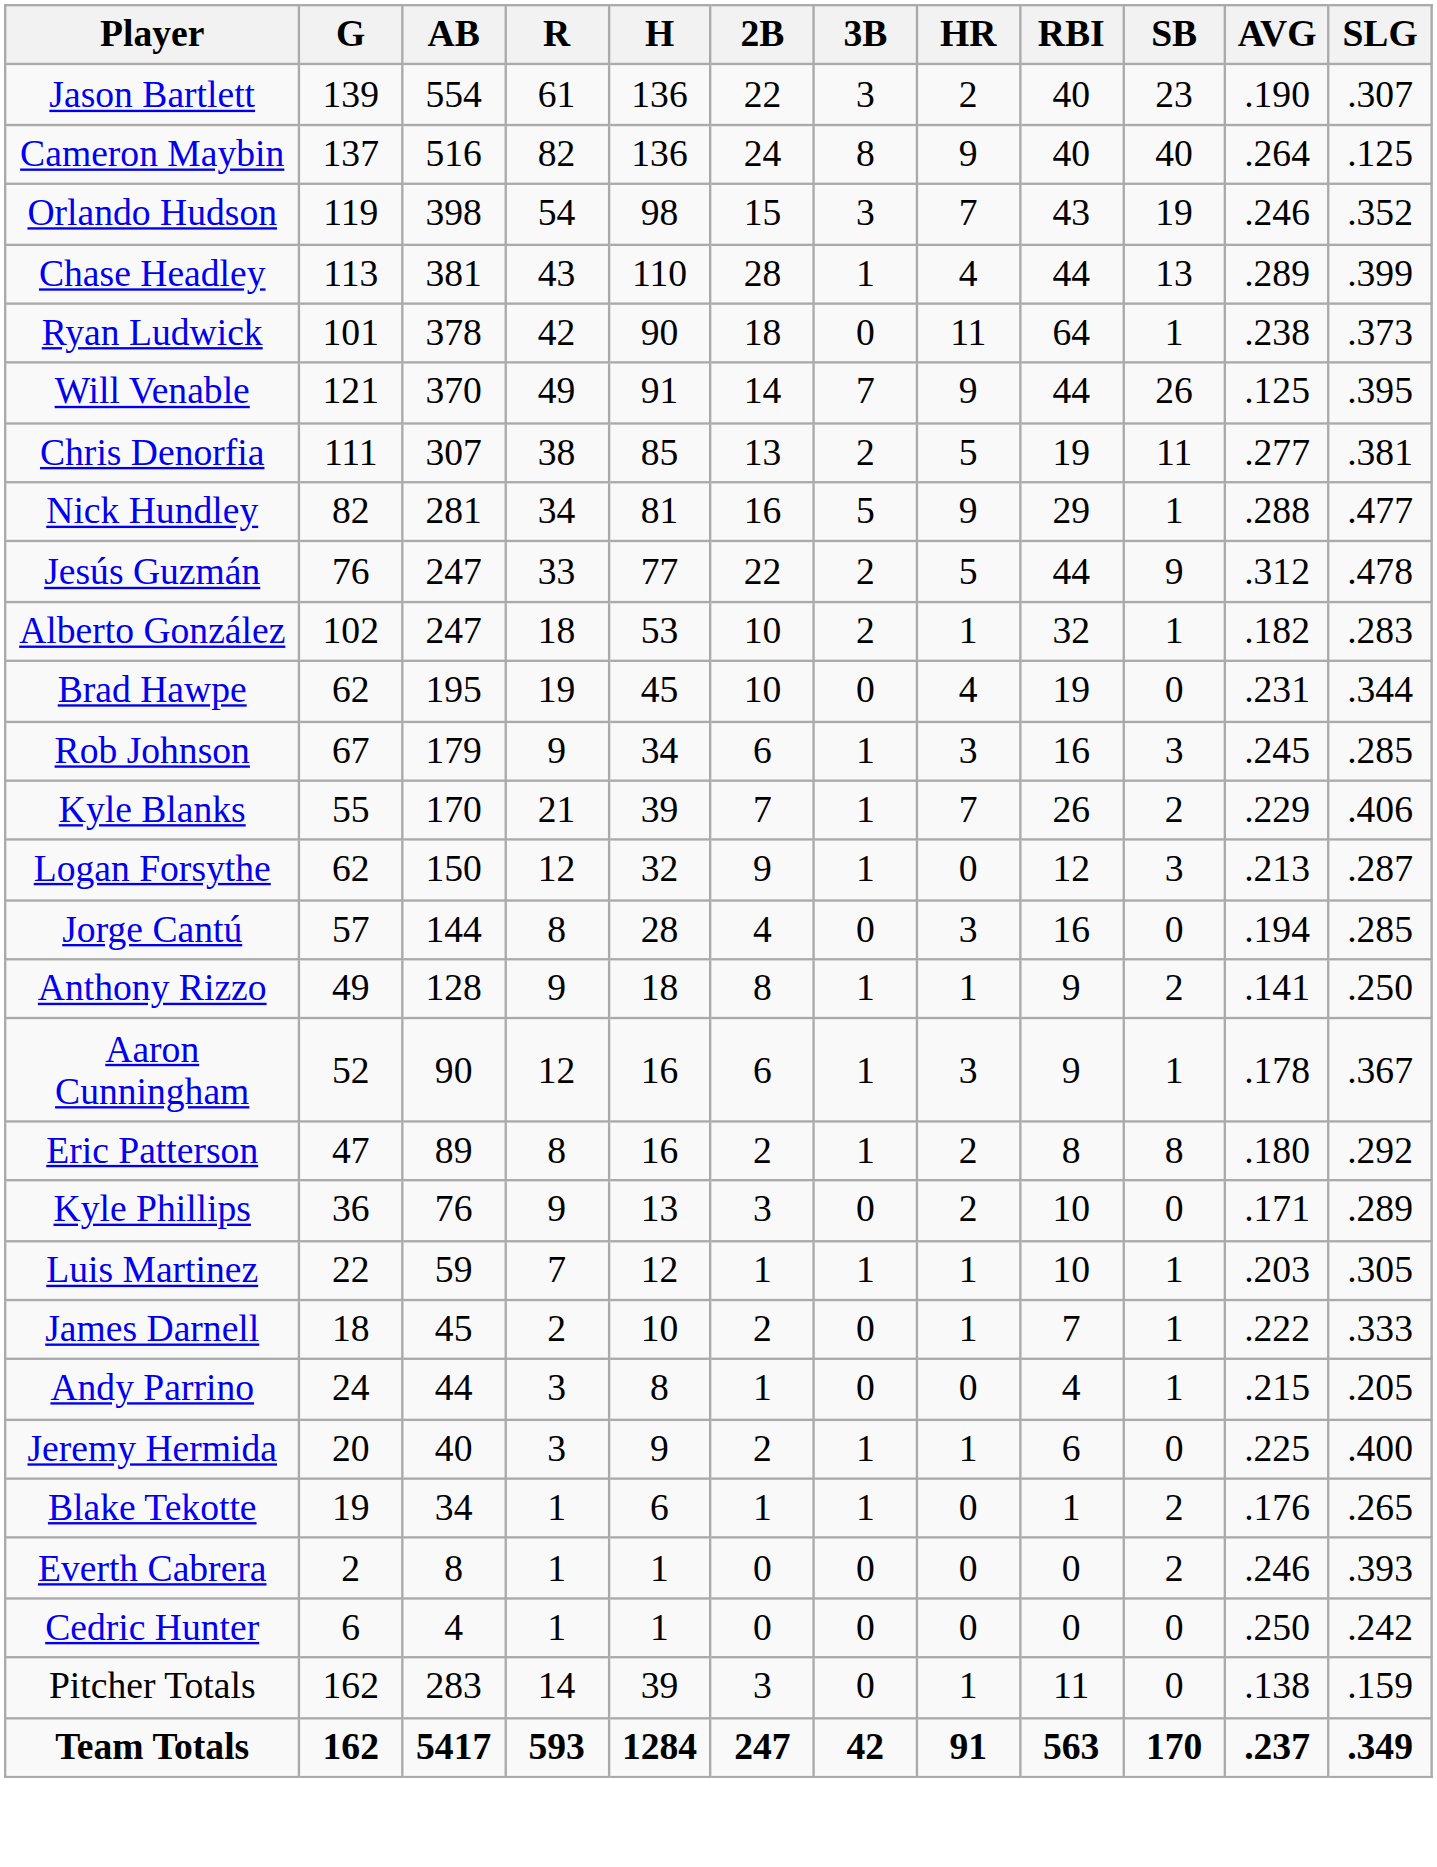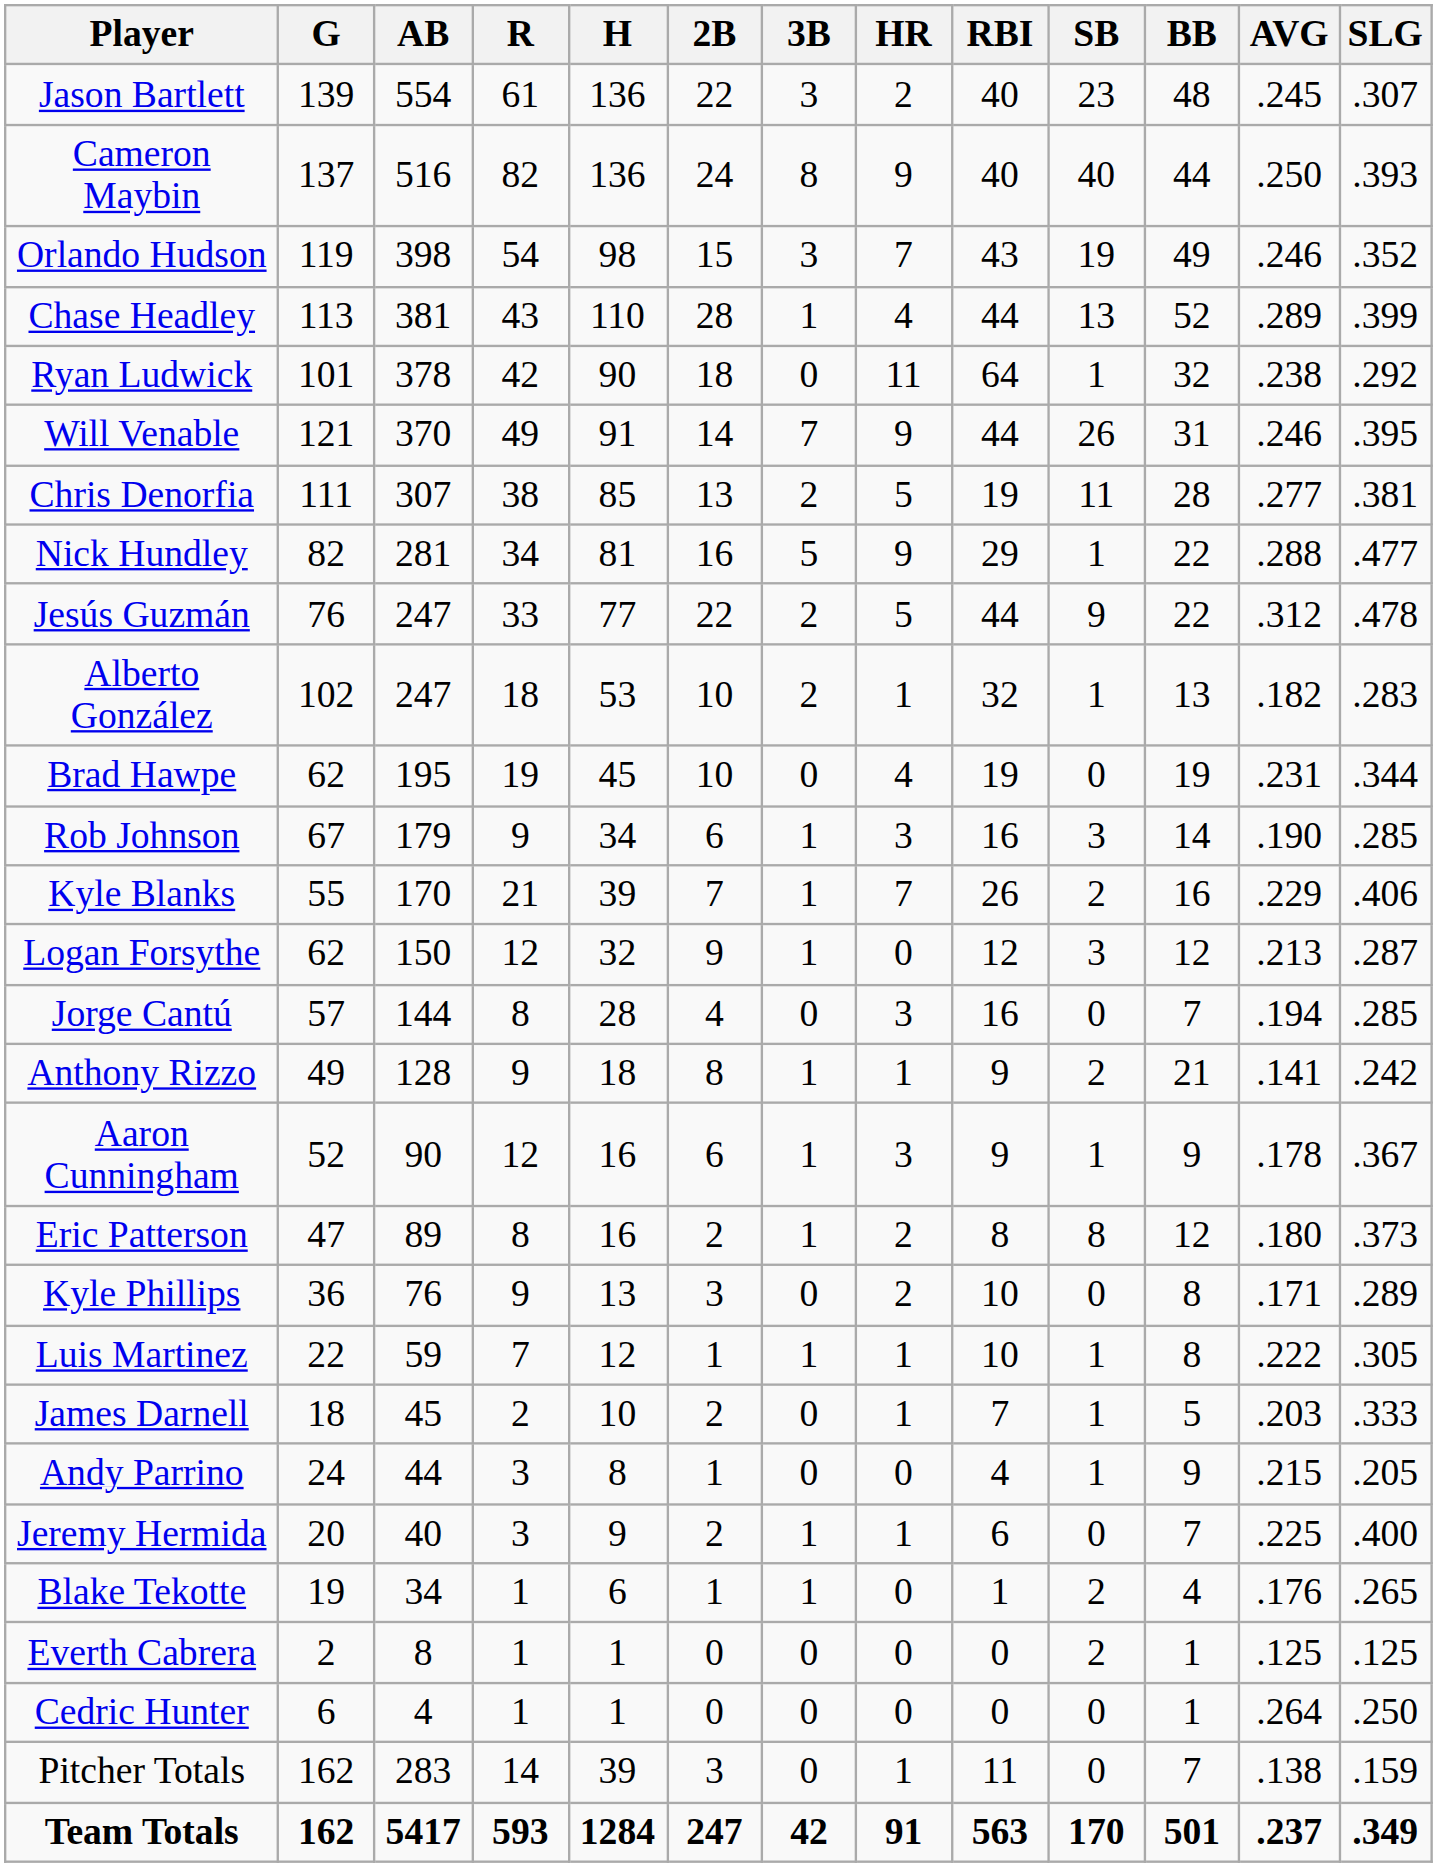+ column: (1192, 34)
(1277, 93) .190 -> (1289, 93) .245
(1277, 153) .264 -> (1289, 174) .250
(1380, 153) .125 -> (1385, 174) .393
(1380, 332) .373 -> (1385, 374) .292
(1277, 392) .125 -> (1289, 434) .246
(1277, 749) .245 -> (1289, 834) .190
(1380, 988) .250 -> (1385, 1073) .242
(1380, 1149) .292 -> (1385, 1234) .373
(1277, 1269) .203 -> (1289, 1353) .222
(1277, 1328) .222 -> (1289, 1413) .203
(1277, 1567) .246 -> (1289, 1651) .125
(1380, 1567) .393 -> (1385, 1651) .125
(1277, 1627) .250 -> (1289, 1711) .264
(1380, 1627) .242 -> (1385, 1711) .250
